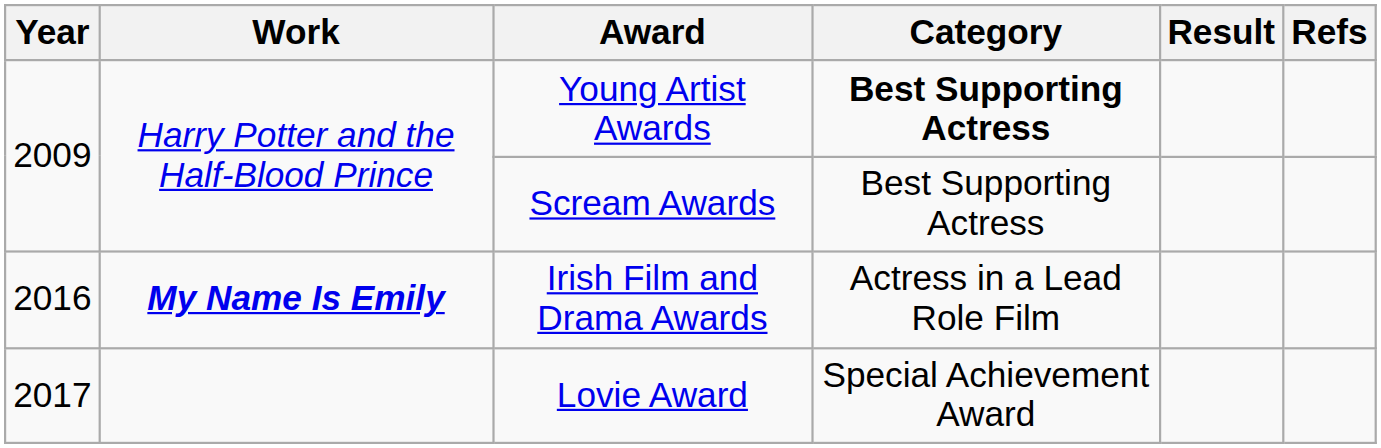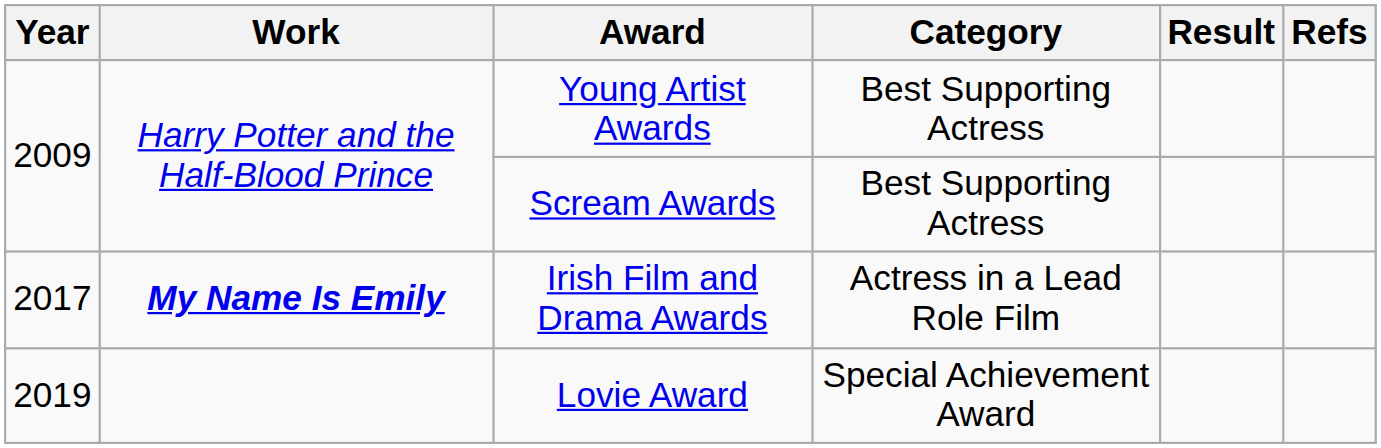(986, 108) bold -> (986, 108) normal
(52, 298) 2016 -> (52, 298) 2017
(52, 394) 2017 -> (52, 394) 2019
